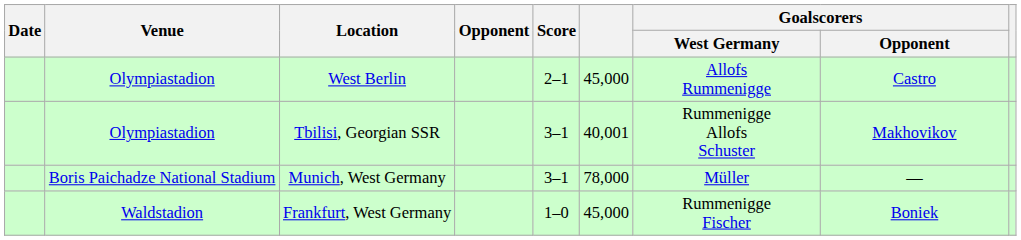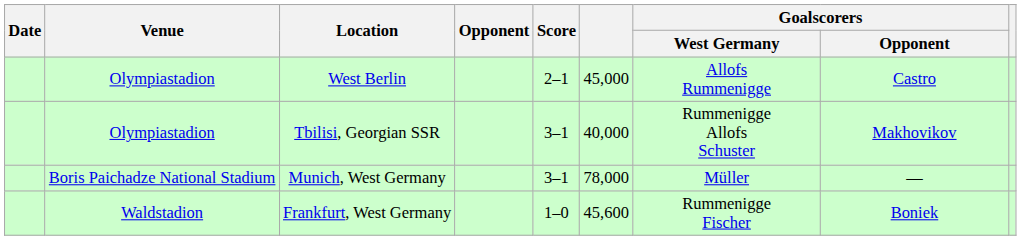(606, 133) 40,001 -> (606, 133) 40,000
(606, 213) 45,000 -> (606, 213) 45,600
